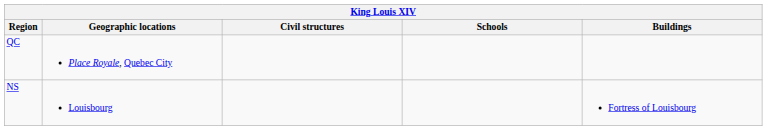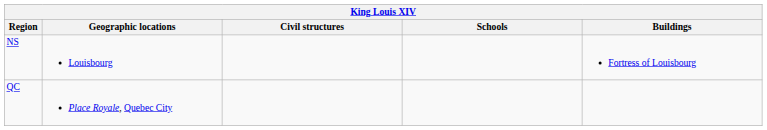rows swapped: (13, 87) <-> (13, 42)
